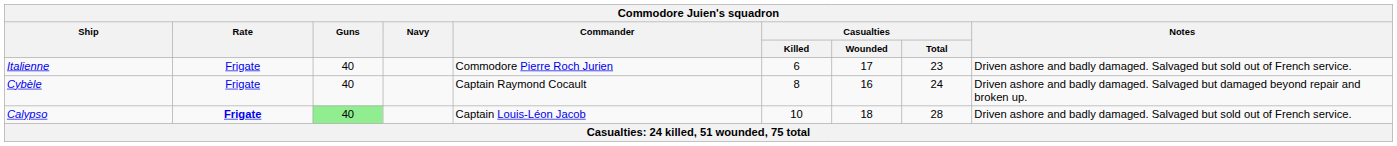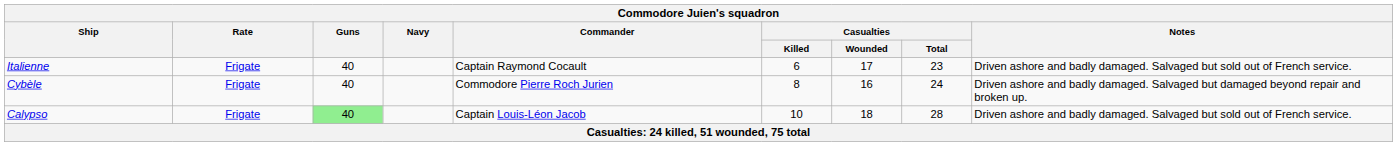(534, 66) Commodore Pierre Roch Jurien -> (521, 66) Captain Raymond Cocault
(521, 84) Captain Raymond Cocault -> (534, 84) Commodore Pierre Roch Jurien
(243, 114) bold -> (243, 114) normal
